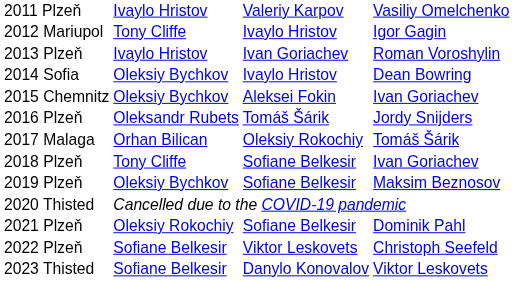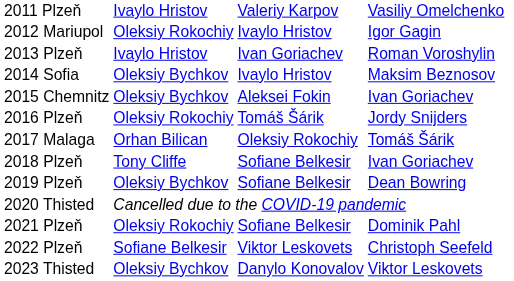(150, 32) Tony Cliffe -> (173, 32) Oleksiy Rokochiy
(422, 75) Dean Bowring -> (431, 75) Maksim Beznosov
(176, 118) Oleksandr Rubets -> (173, 118) Oleksiy Rokochiy
(437, 183) Maksim Beznosov -> (417, 183) Dean Bowring
(170, 269) Sofiane Belkesir -> (171, 269) Oleksiy Bychkov
